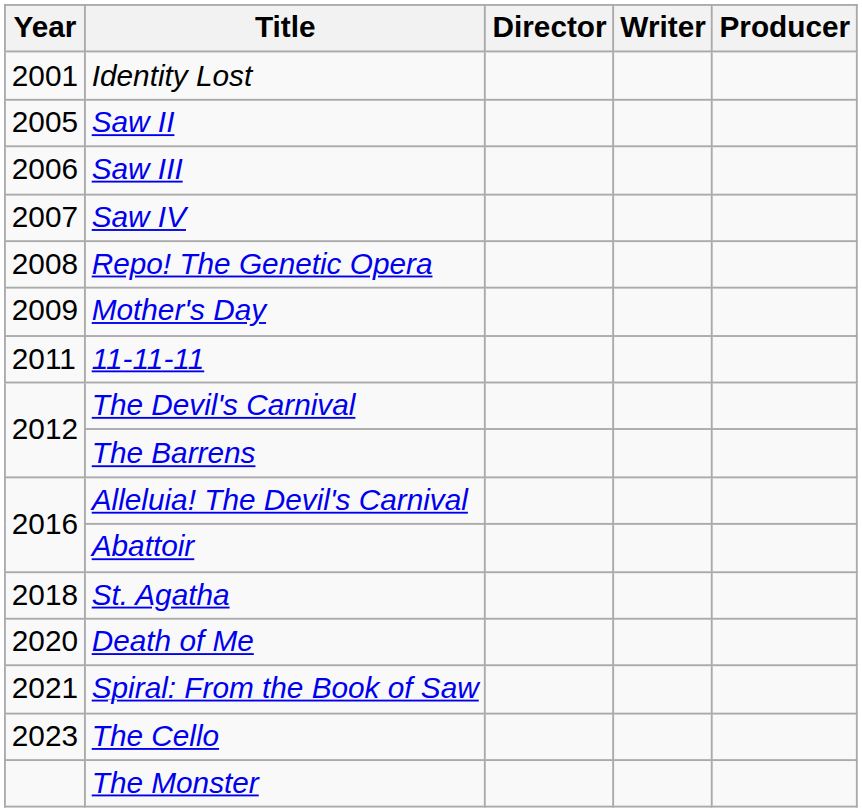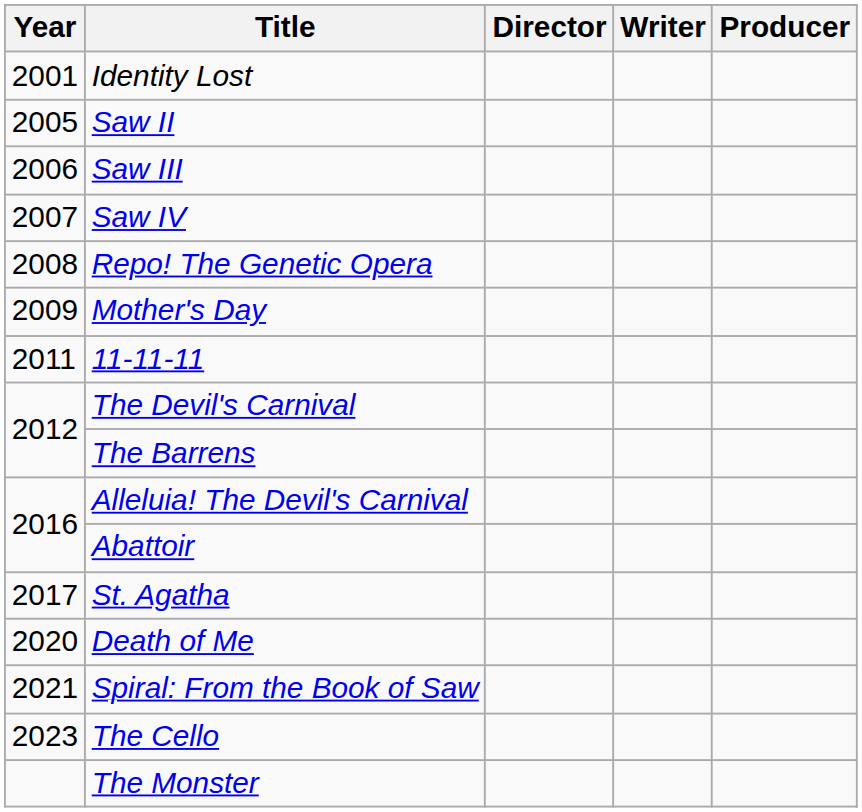(45, 594) 2018 -> (45, 594) 2017
